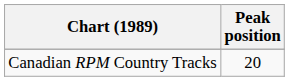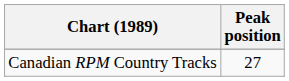(253, 62) 20 -> (253, 62) 27
